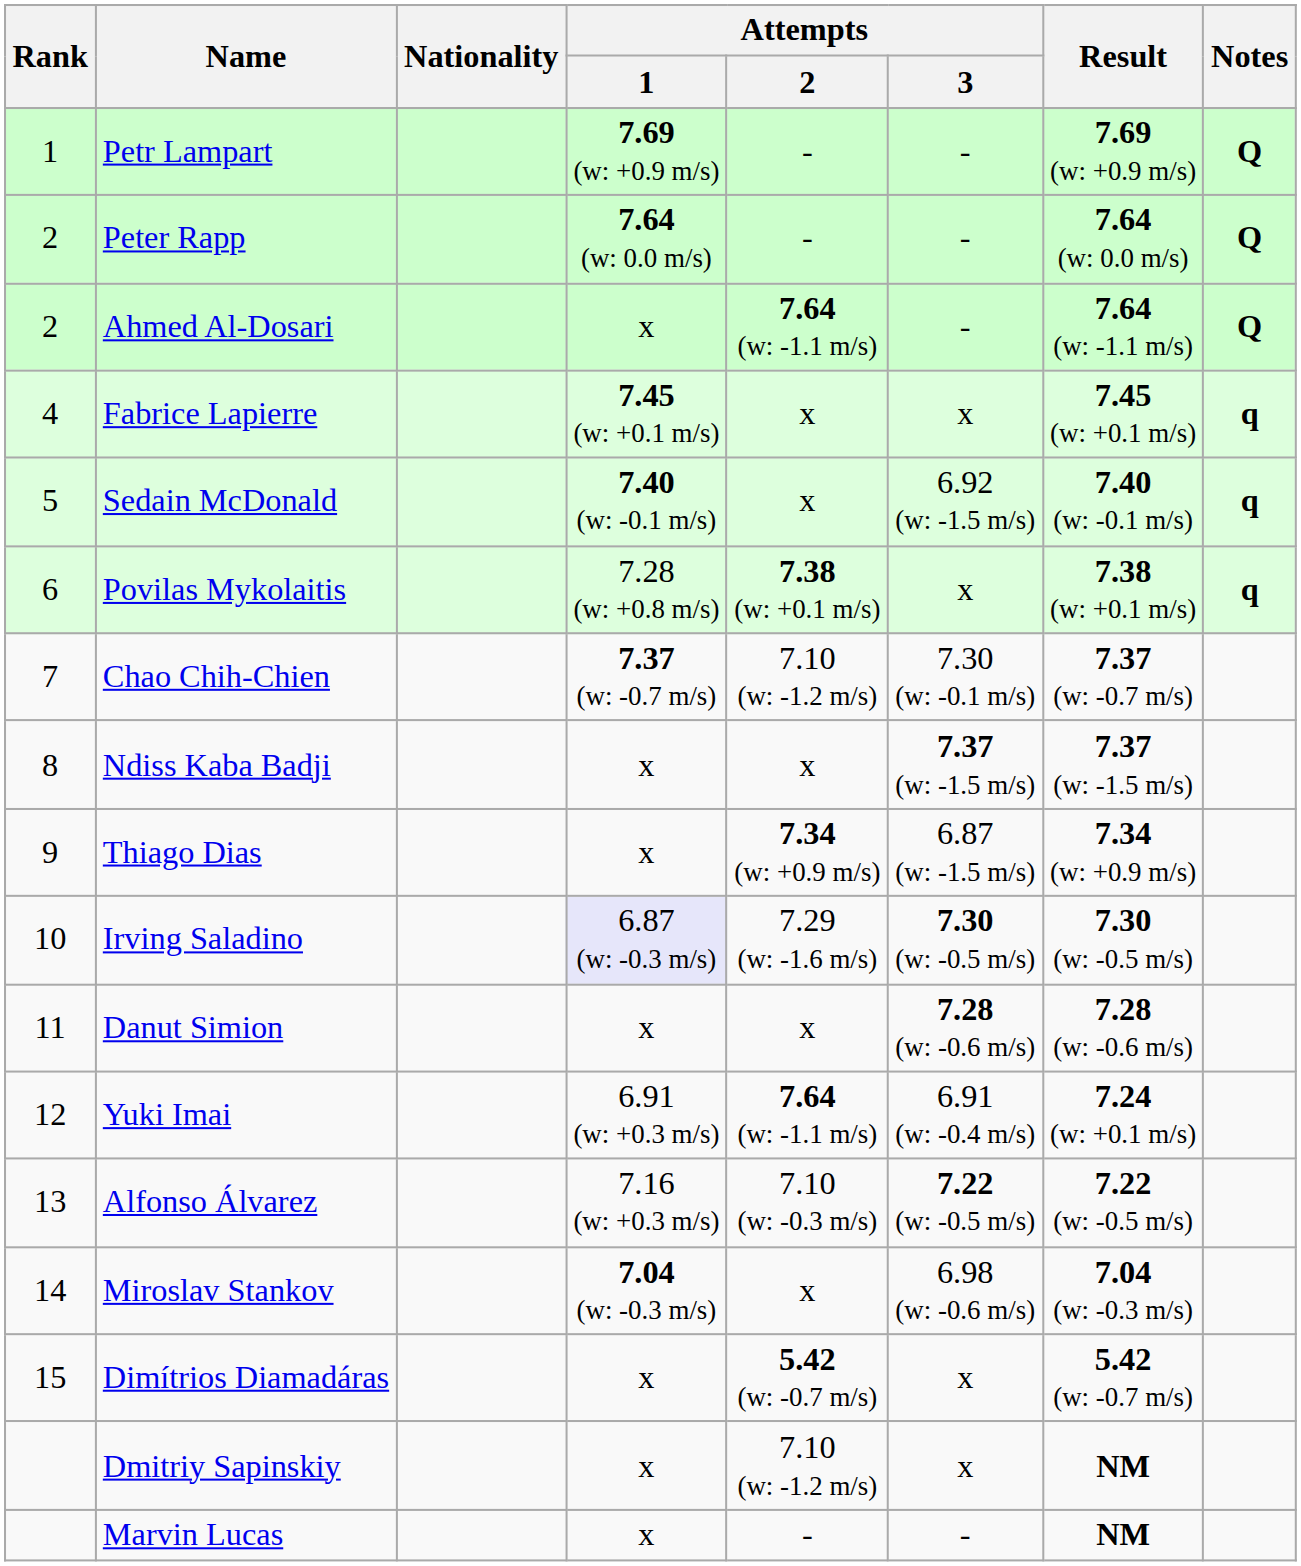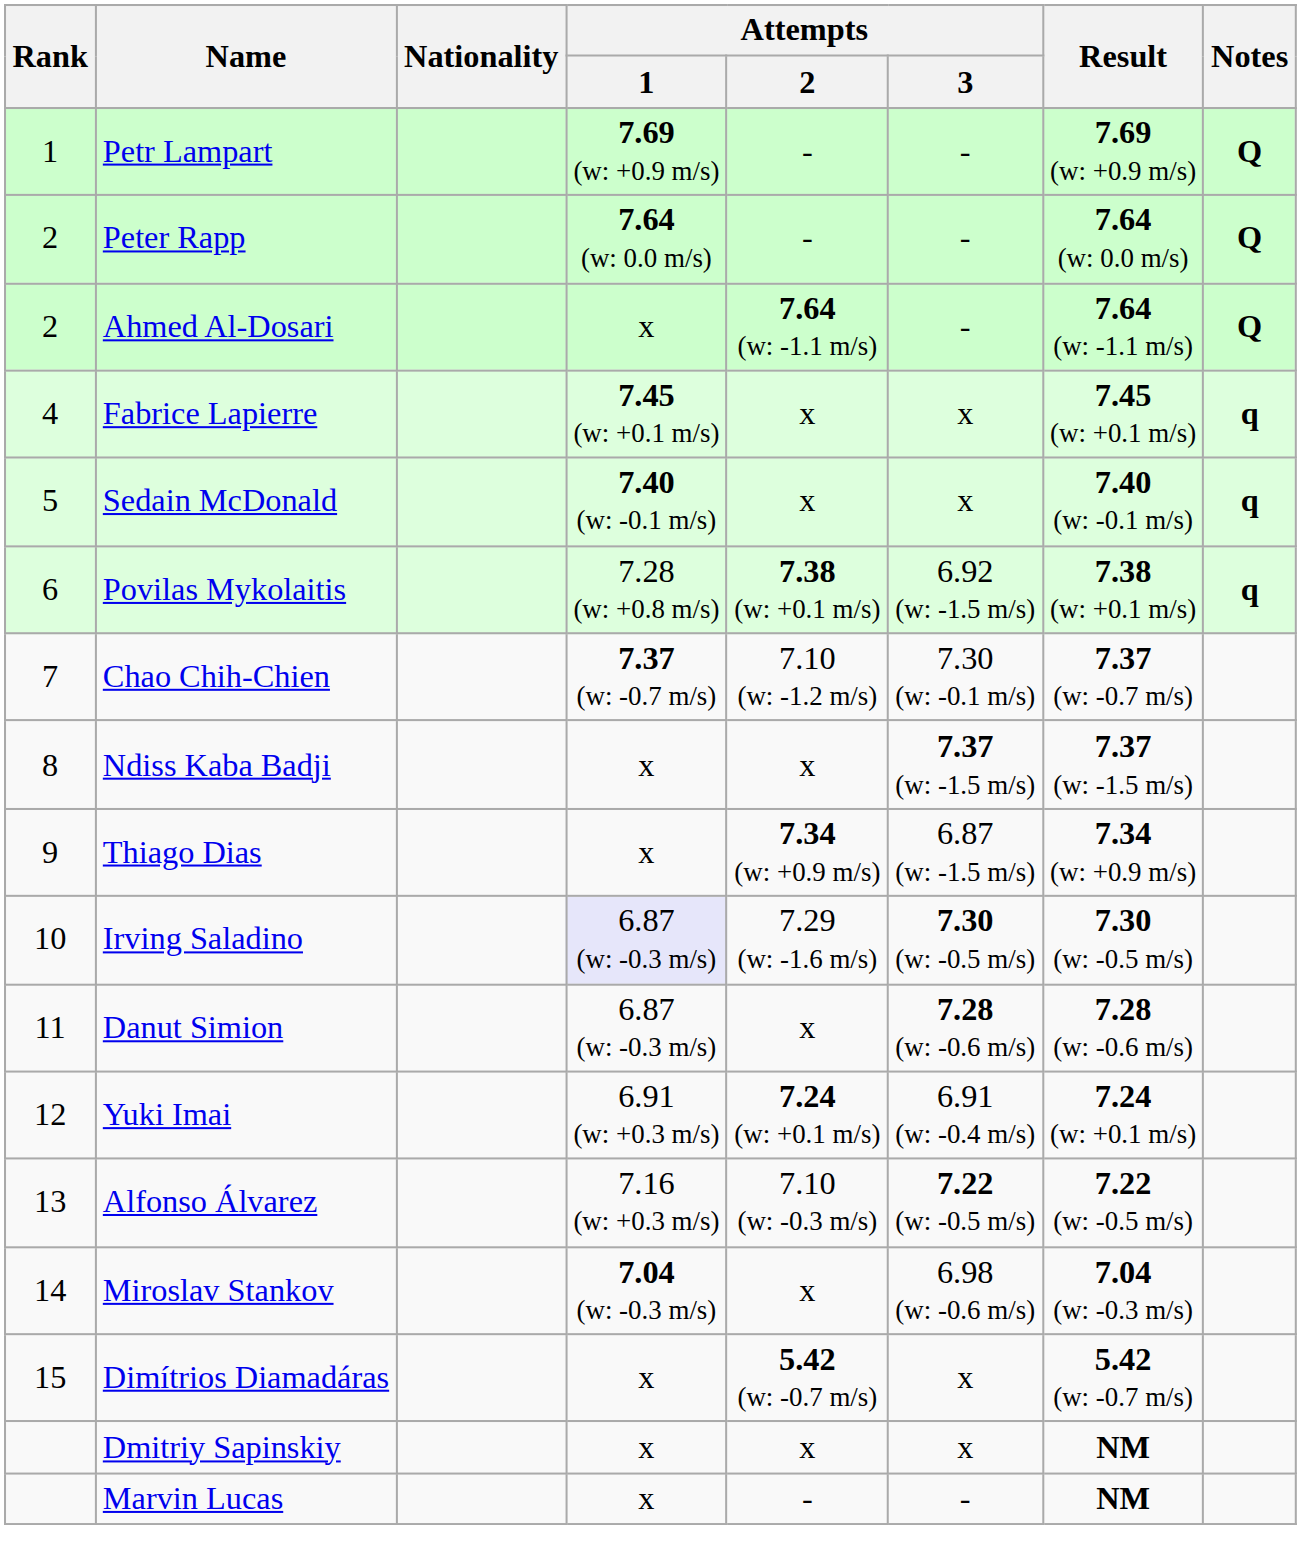(965, 501) 6.92 (w: -1.5 m/s) -> (965, 501) x
(965, 588) x -> (965, 588) 6.92 (w: -1.5 m/s)
(646, 1026) x -> (646, 1026) 6.87 (w: -0.3 m/s)
(807, 1114) 7.64 (w: -1.1 m/s) -> (807, 1114) 7.24 (w: +0.1 m/s)
(807, 1465) 7.10 (w: -1.2 m/s) -> (807, 1446) x
